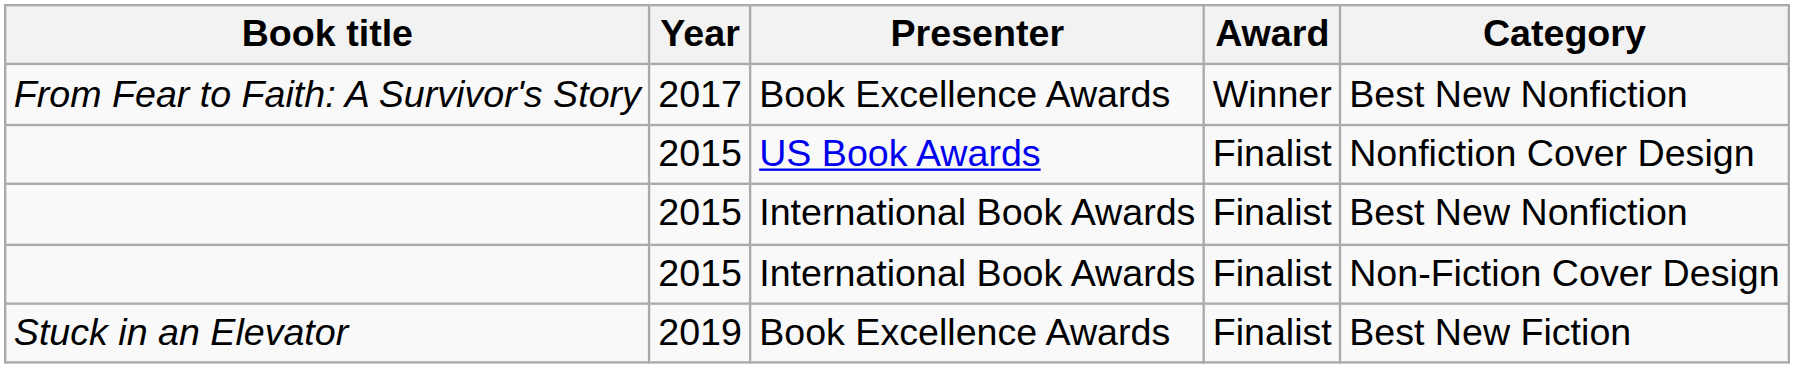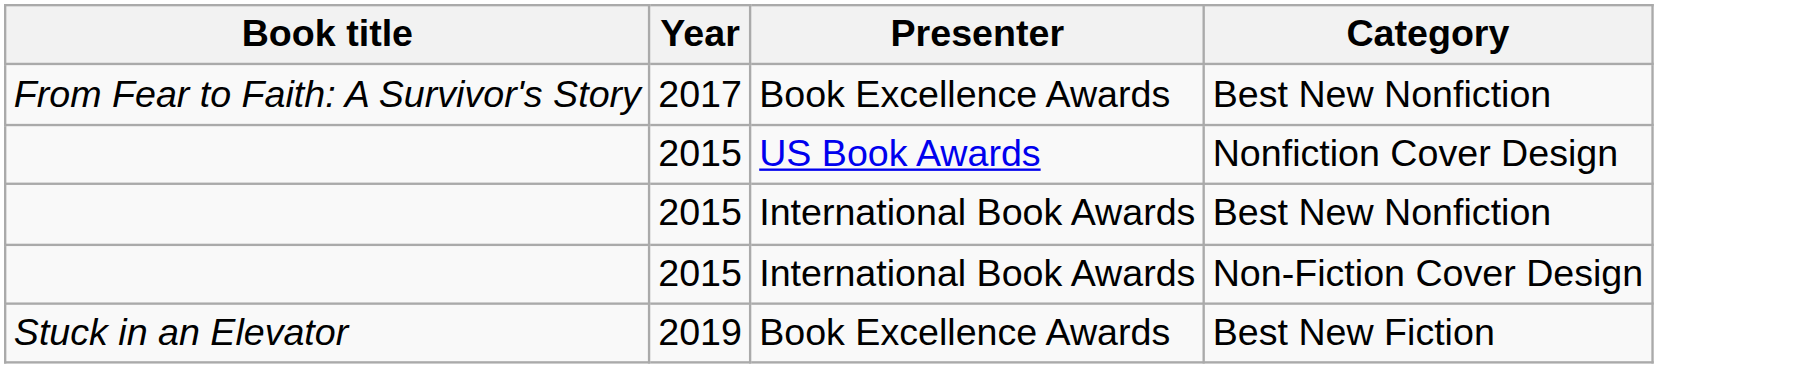- column: (1272, 34)
